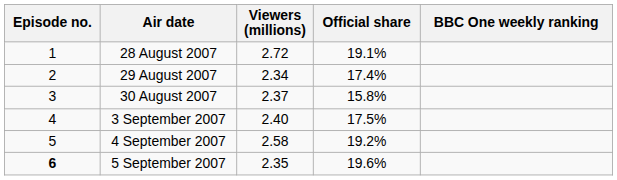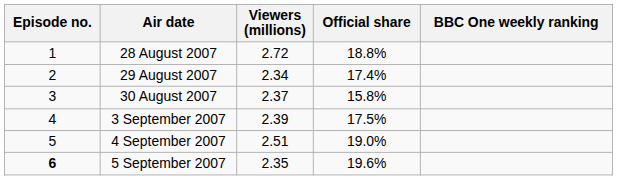(367, 53) 19.1% -> (367, 53) 18.8%
(275, 119) 2.40 -> (275, 119) 2.39
(275, 141) 2.58 -> (275, 141) 2.51
(367, 141) 19.2% -> (367, 141) 19.0%
